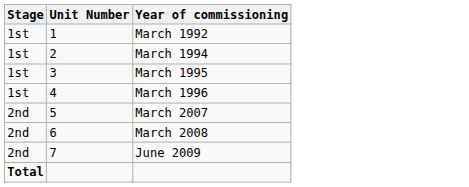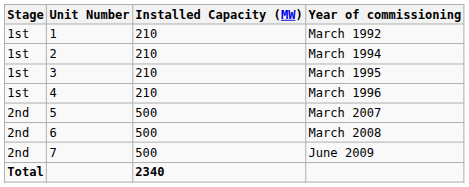+ column: (219, 14)
